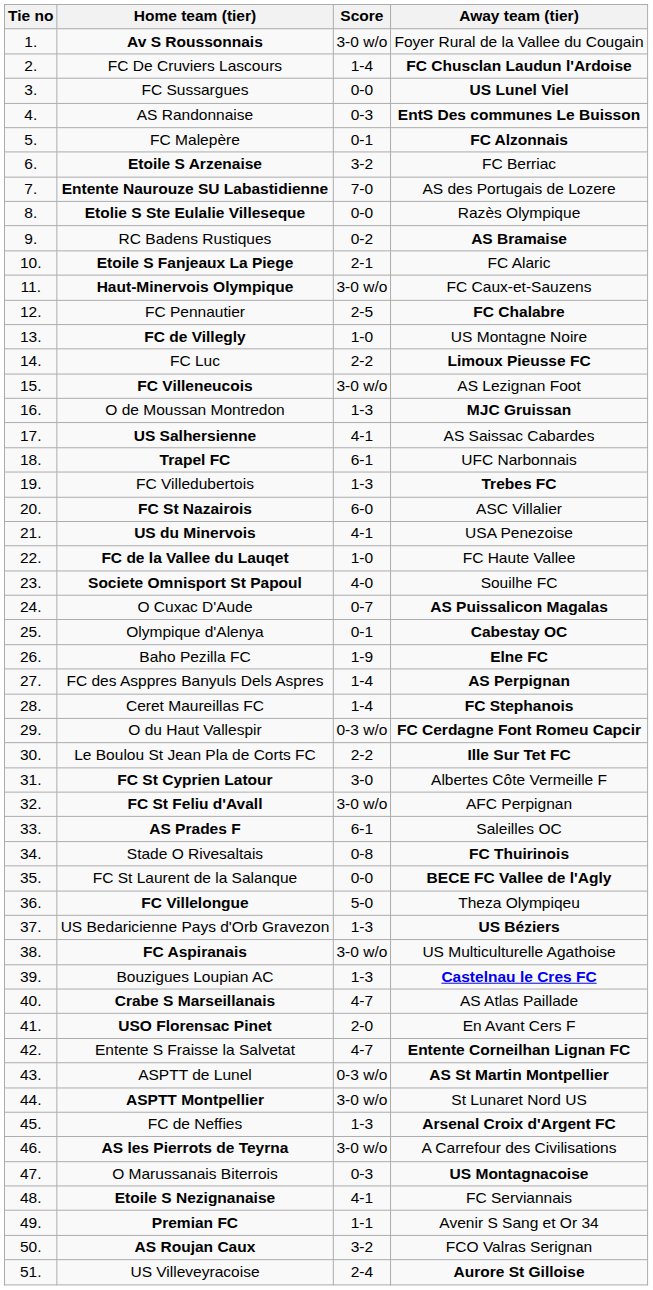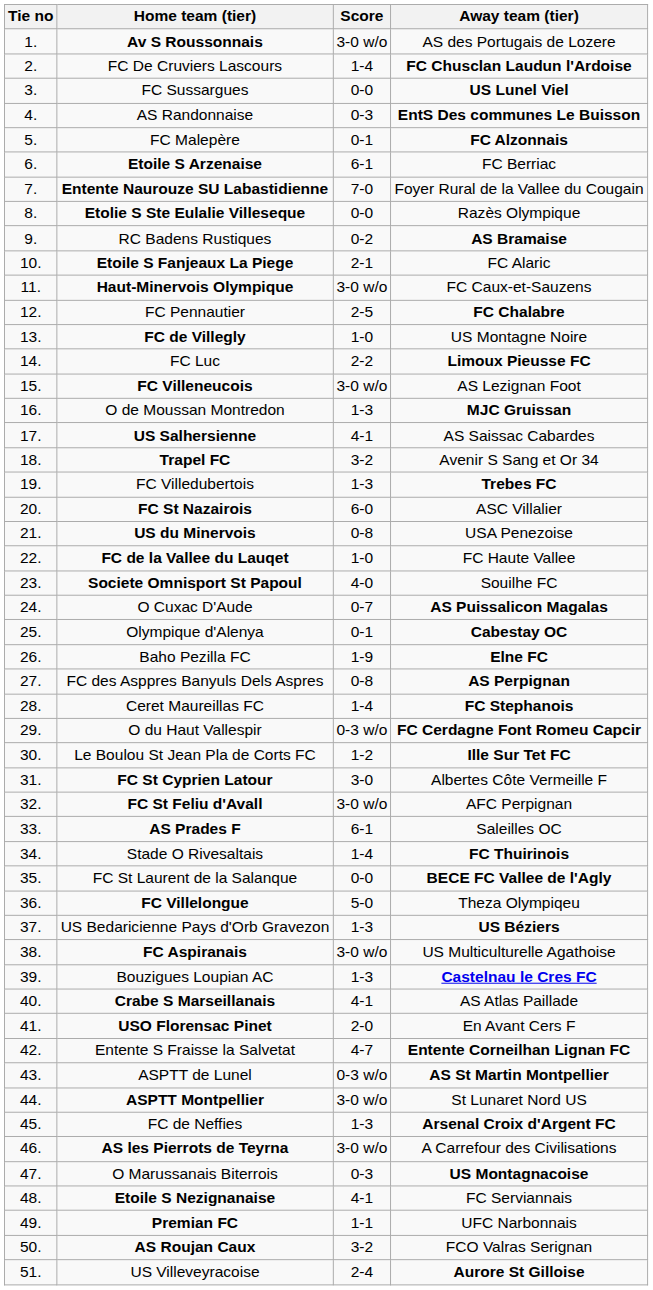(519, 41) Foyer Rural de la Vallee du Cougain -> (519, 41) AS des Portugais de Lozere
(362, 164) 3-2 -> (362, 164) 6-1
(519, 189) AS des Portugais de Lozere -> (519, 189) Foyer Rural de la Vallee du Cougain
(362, 459) 6-1 -> (362, 459) 3-2
(519, 459) UFC Narbonnais -> (519, 459) Avenir S Sang et Or 34
(362, 533) 4-1 -> (362, 533) 0-8
(362, 681) 1-4 -> (362, 681) 0-8
(362, 755) 2-2 -> (362, 755) 1-2
(362, 853) 0-8 -> (362, 853) 1-4
(362, 1001) 4-7 -> (362, 1001) 4-1
(519, 1222) Avenir S Sang et Or 34 -> (519, 1222) UFC Narbonnais
